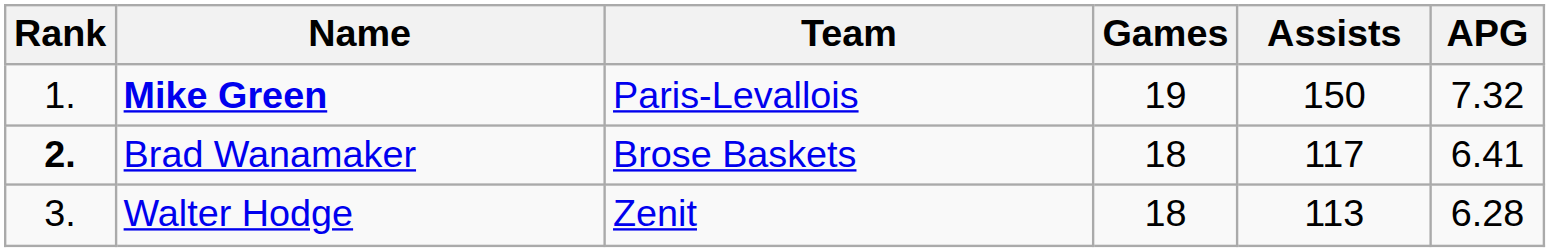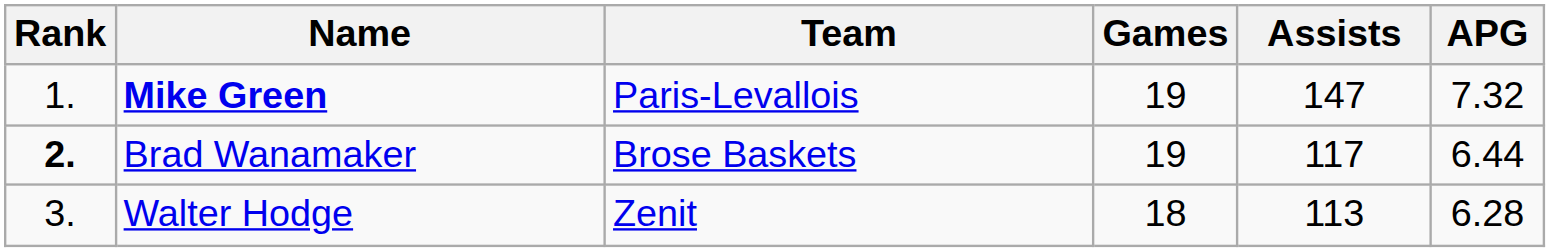(1334, 94) 150 -> (1334, 94) 147
(1165, 154) 18 -> (1165, 154) 19
(1487, 154) 6.41 -> (1487, 154) 6.44
